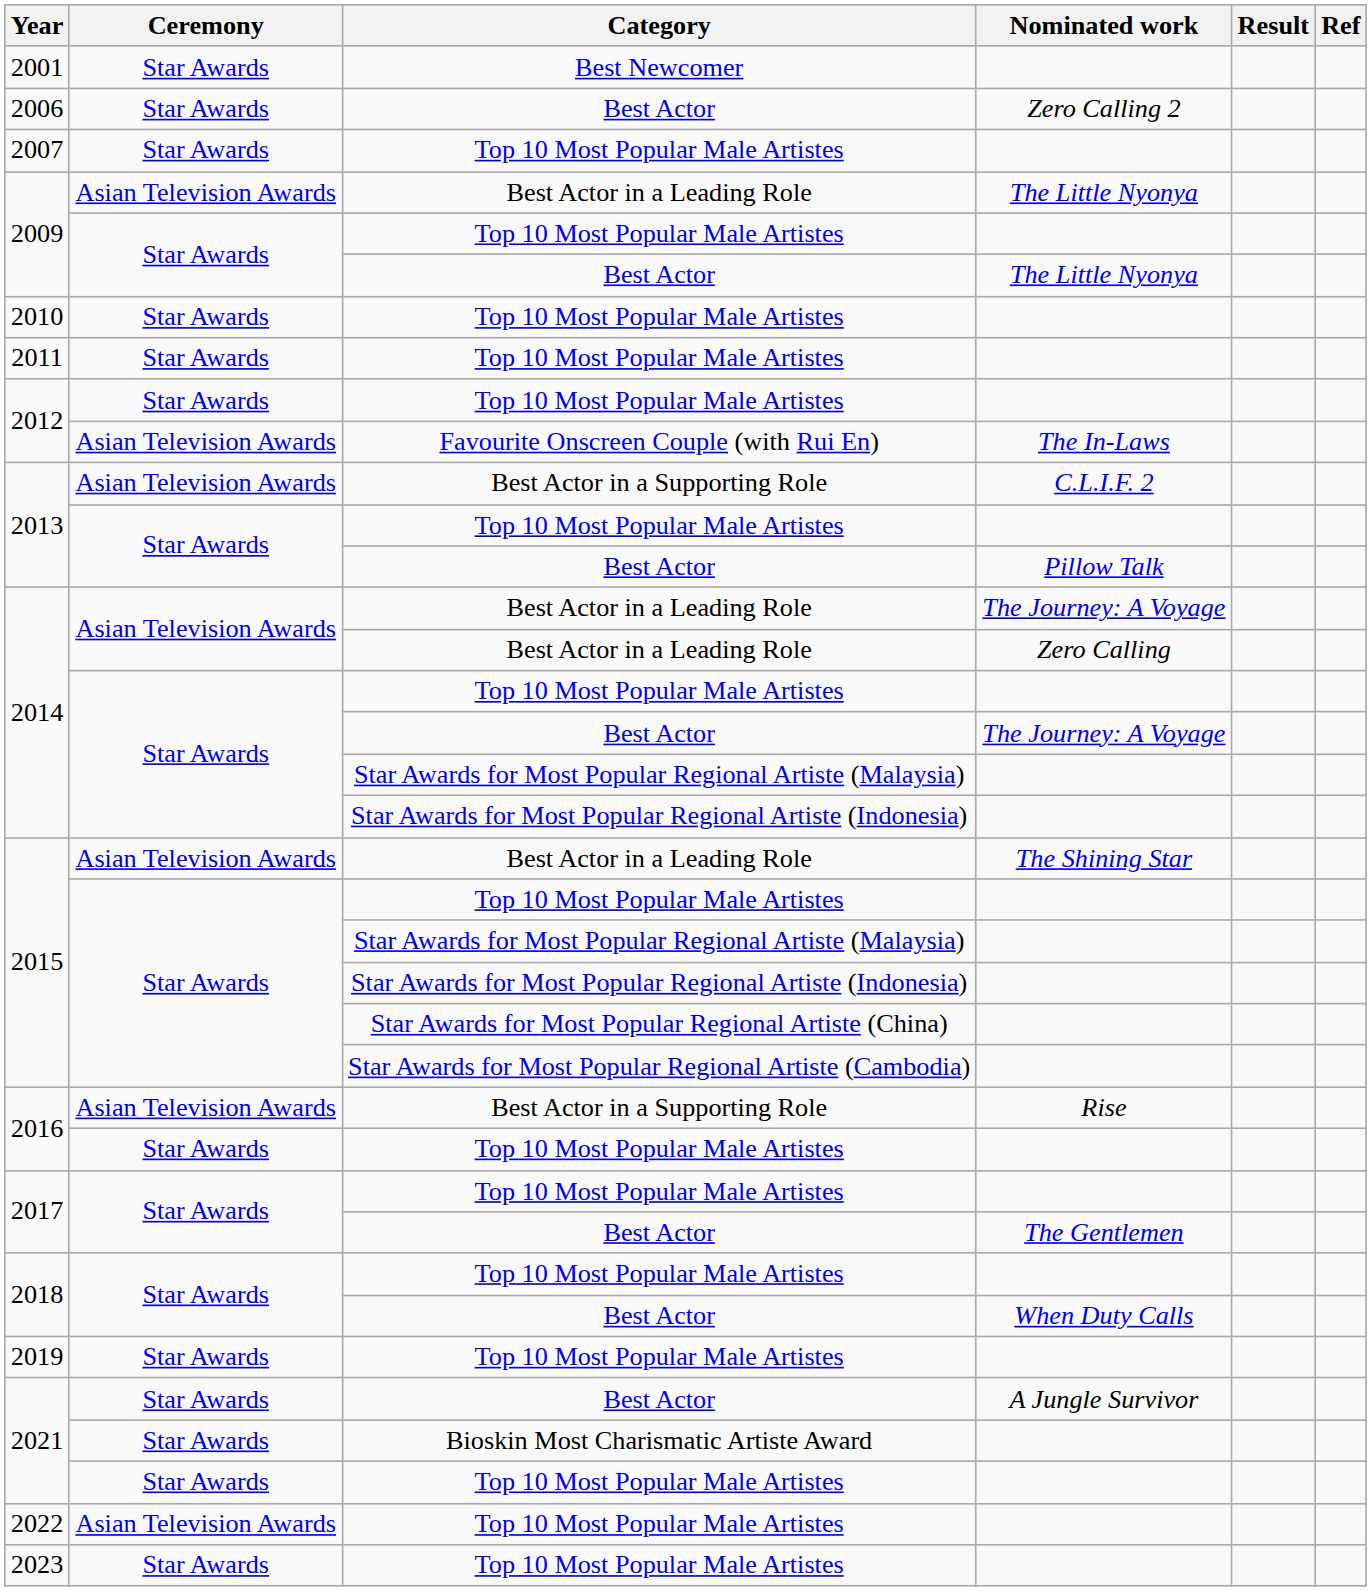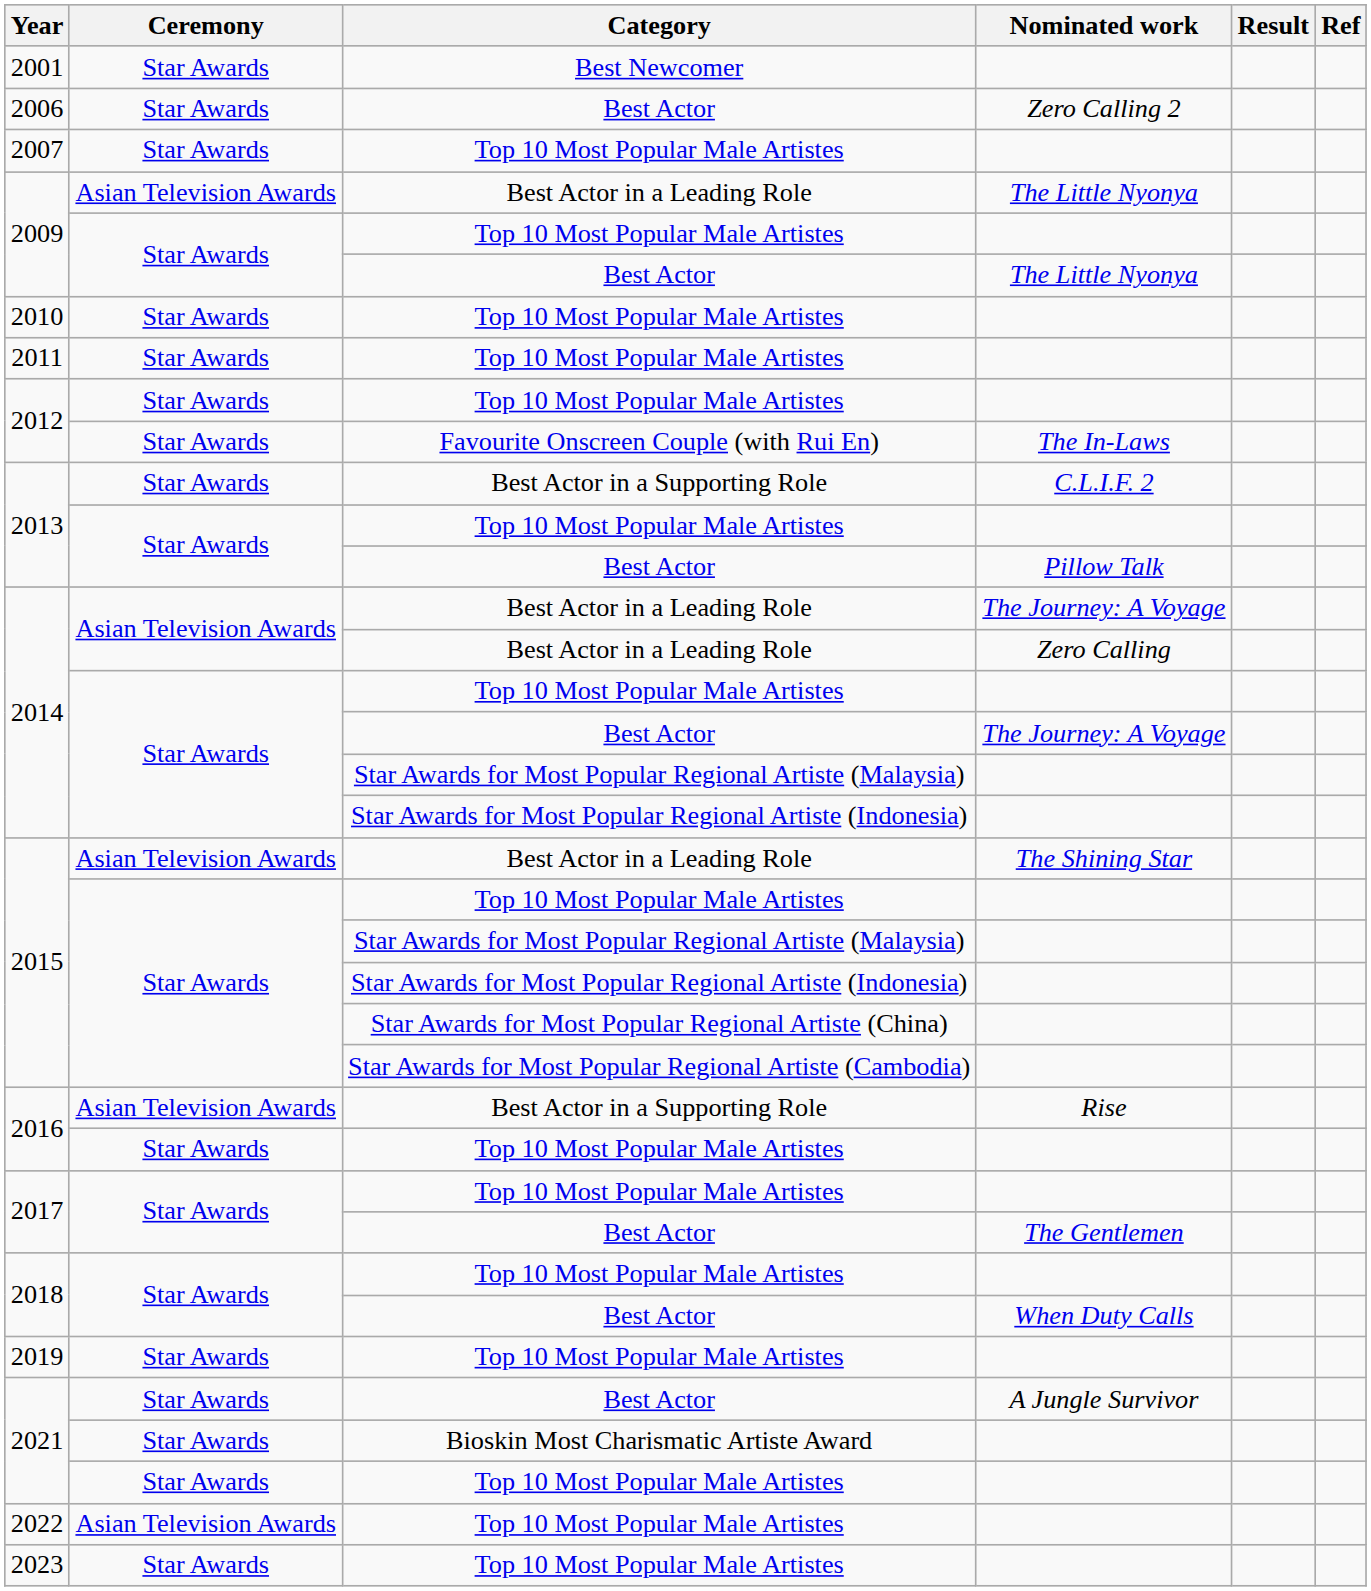(206, 441) Asian Television Awards -> (206, 441) Star Awards
(206, 483) Asian Television Awards -> (206, 483) Star Awards
